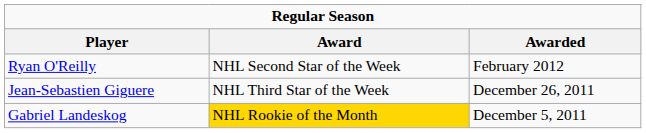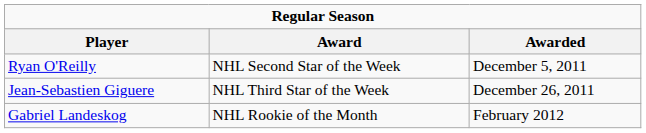(519, 66) February 2012 -> (530, 66) December 5, 2011
(295, 115) gold background -> (295, 115) no background
(530, 115) December 5, 2011 -> (519, 115) February 2012
